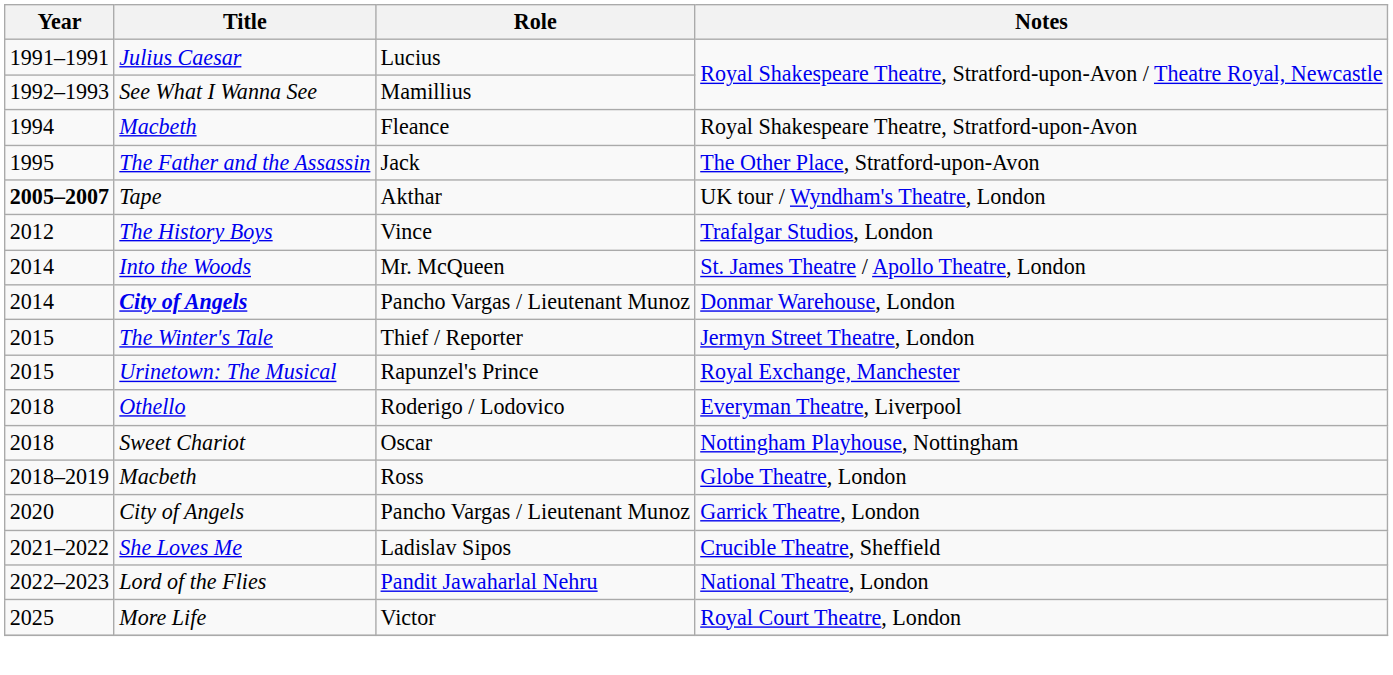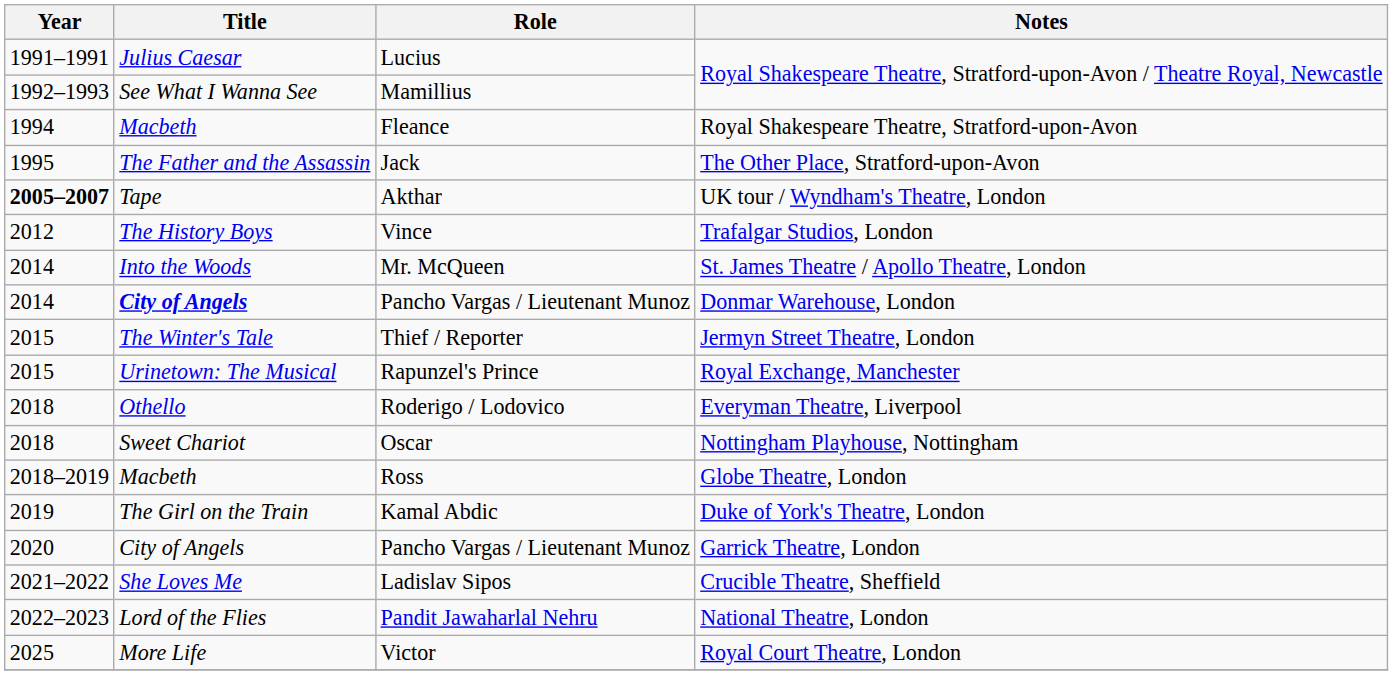+ row: (439, 512)
